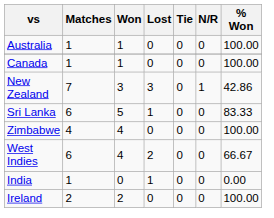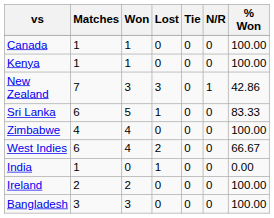- row: (29, 44)
+ row: (23, 63)
+ row: (37, 203)
